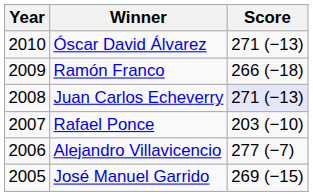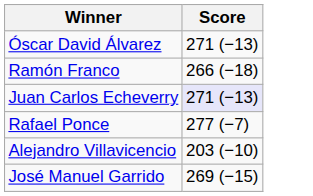- column: (27, 17)
(267, 124) 203 (−10) -> (218, 124) 277 (−7)
(263, 151) 277 (−7) -> (222, 151) 203 (−10)
